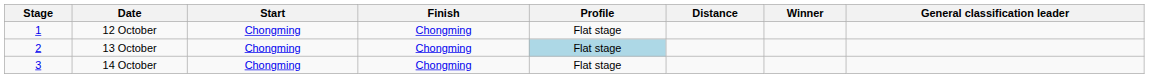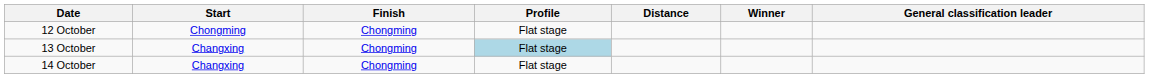- column: (38, 13)
(273, 48) Chongming -> (218, 48) Changxing
(273, 65) Chongming -> (218, 65) Changxing
